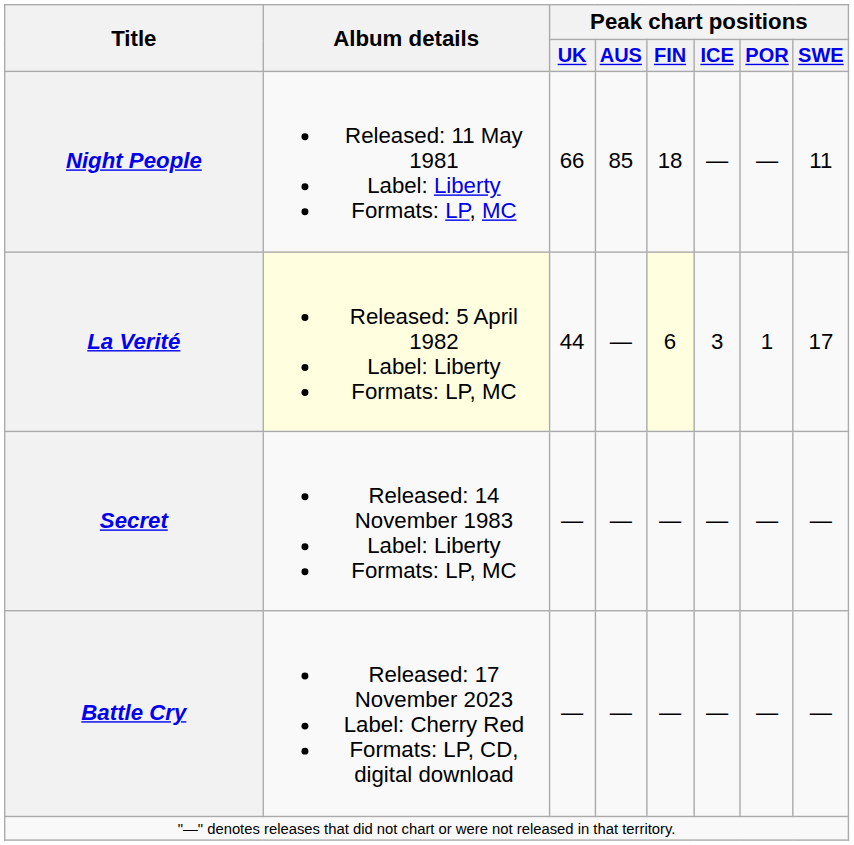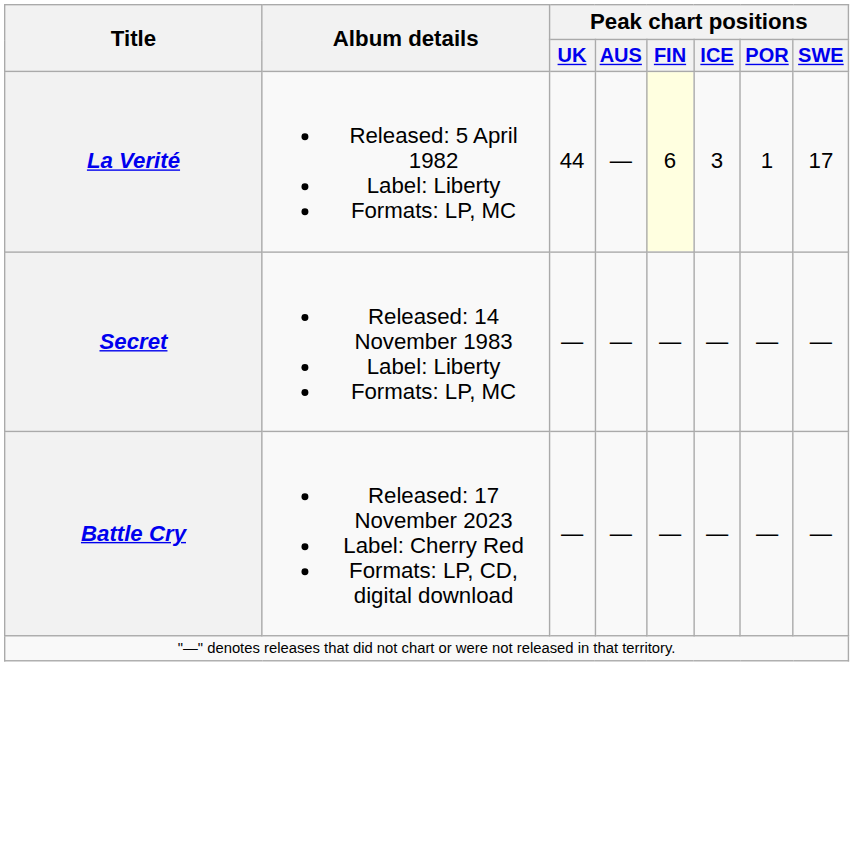- row: (134, 161)
(406, 354) lightyellow background -> (406, 174) no background
